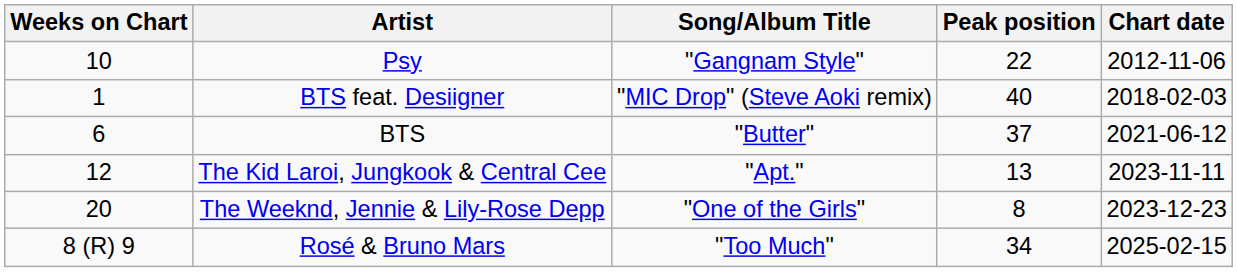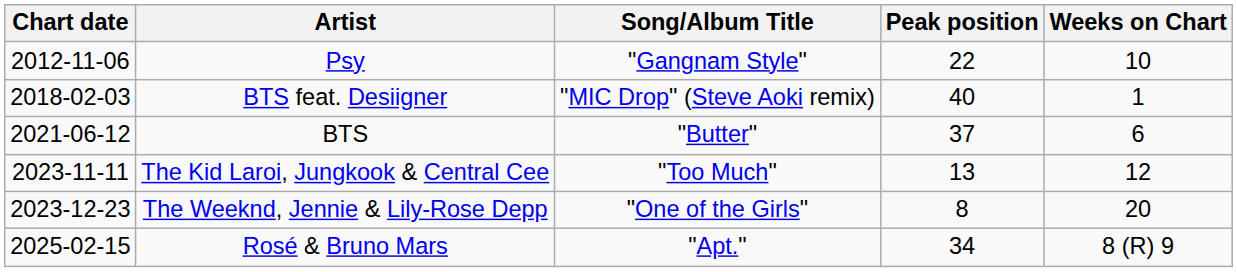columns swapped: (1167, 23) <-> (99, 23)
(774, 172) "Apt." -> (717, 172) "Too Much"
(774, 246) "Too Much" -> (717, 246) "Apt."
